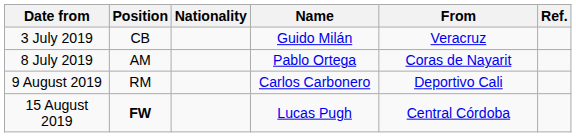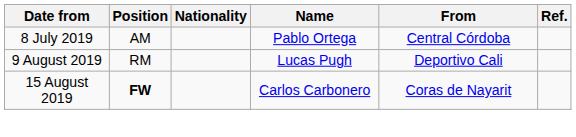- row: (57, 38)
(458, 61) Coras de Nayarit -> (458, 38) Central Córdoba
(315, 83) Carlos Carbonero -> (315, 61) Lucas Pugh
(315, 113) Lucas Pugh -> (315, 91) Carlos Carbonero
(458, 113) Central Córdoba -> (458, 91) Coras de Nayarit
